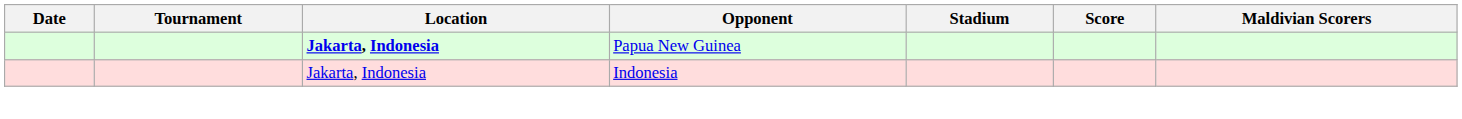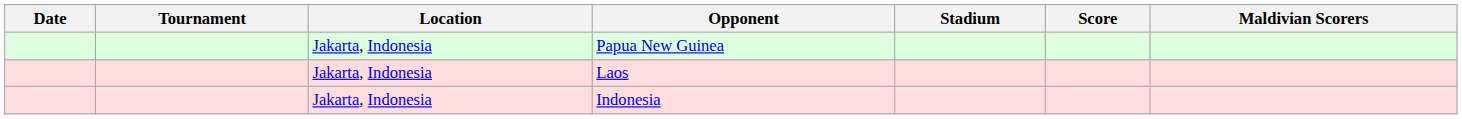(373, 45) bold -> (372, 45) normal
+ row: (612, 73)
